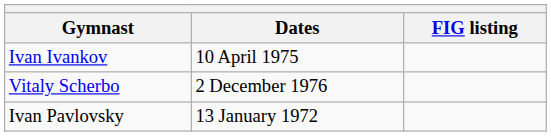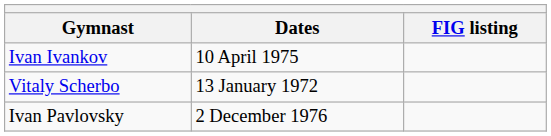(261, 86) 2 December 1976 -> (257, 86) 13 January 1972
(257, 116) 13 January 1972 -> (261, 116) 2 December 1976
